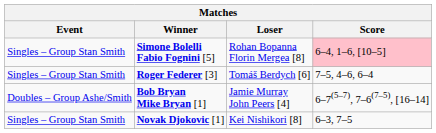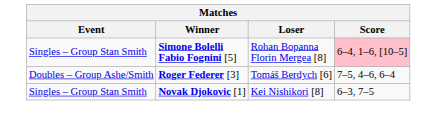(66, 74) Singles – Group Stan Smith -> (91, 74) Doubles – Group Ashe/Smith
- row: (171, 97)
